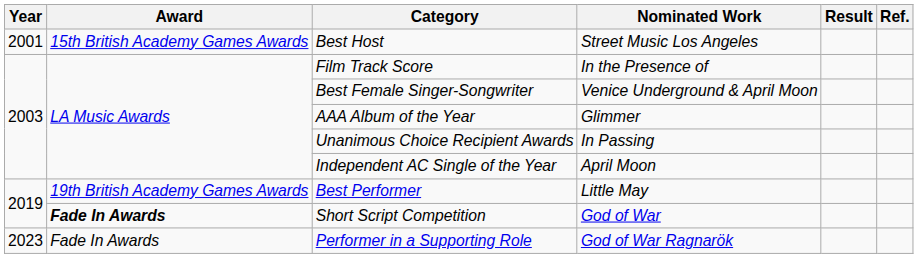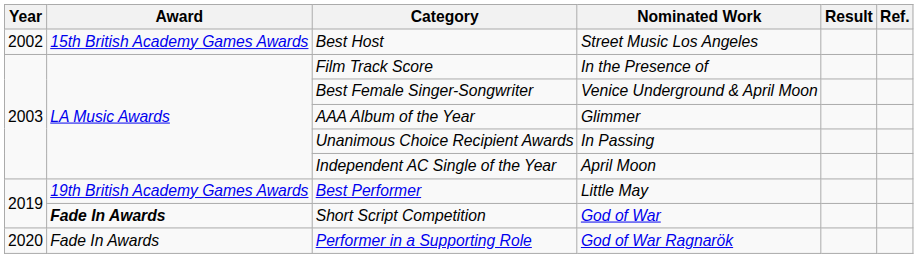(26, 41) 2001 -> (26, 41) 2002
(26, 240) 2023 -> (26, 240) 2020
